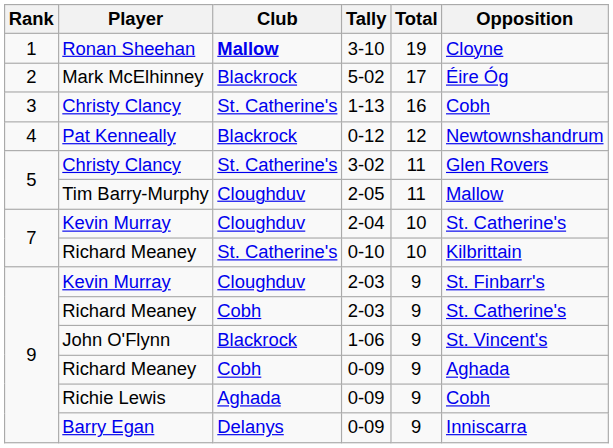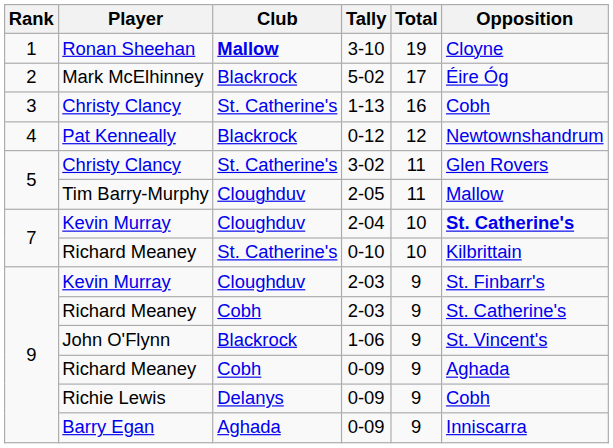(506, 223) normal -> (510, 223) bold
(249, 398) Aghada -> (251, 398) Delanys
(251, 427) Delanys -> (249, 427) Aghada
